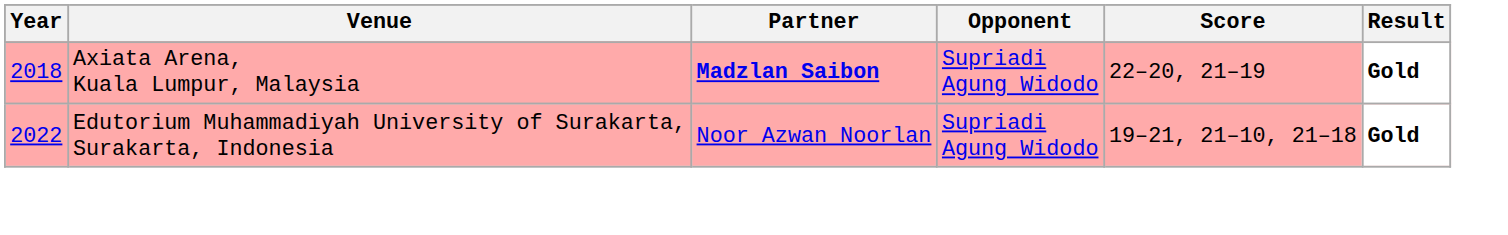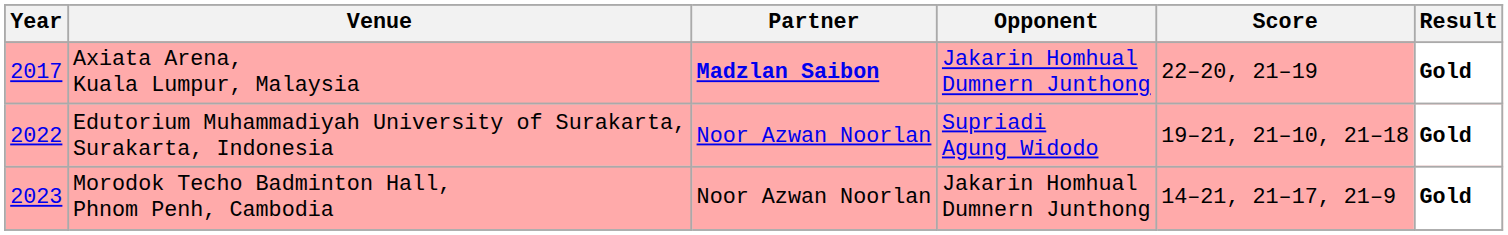(36, 72) 2018 -> (36, 72) 2017
(1020, 72) Supriadi Agung Widodo -> (1046, 72) Jakarin Homhual Dumnern Junthong
+ row: (262, 198)
